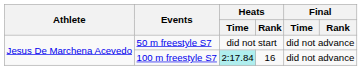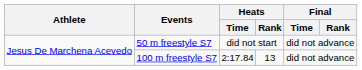(238, 58) paleturquoise background -> (238, 58) no background
(270, 58) 16 -> (270, 58) 13
